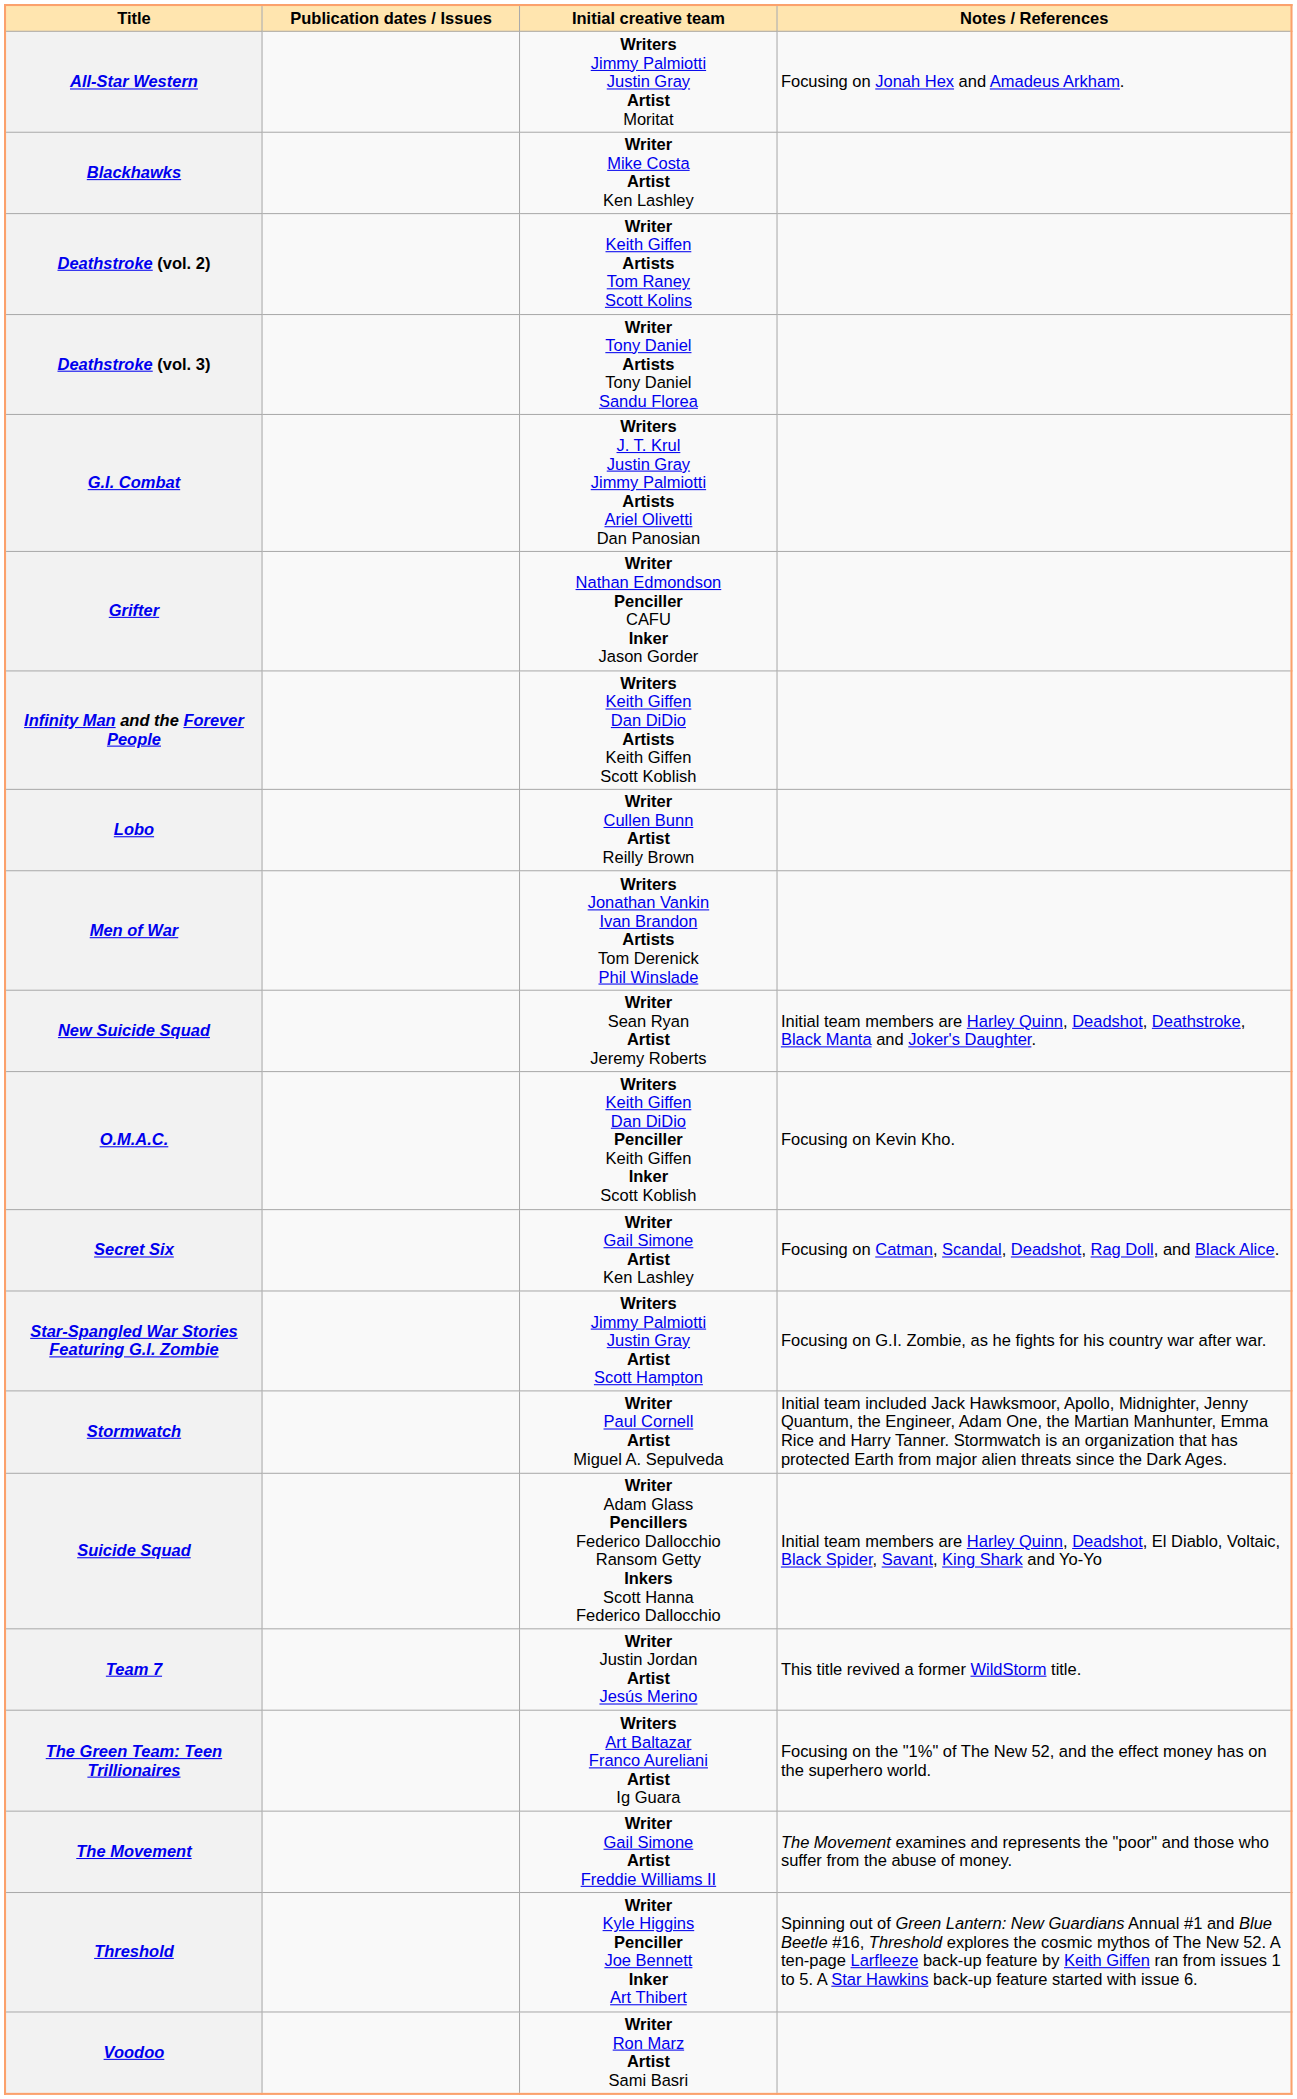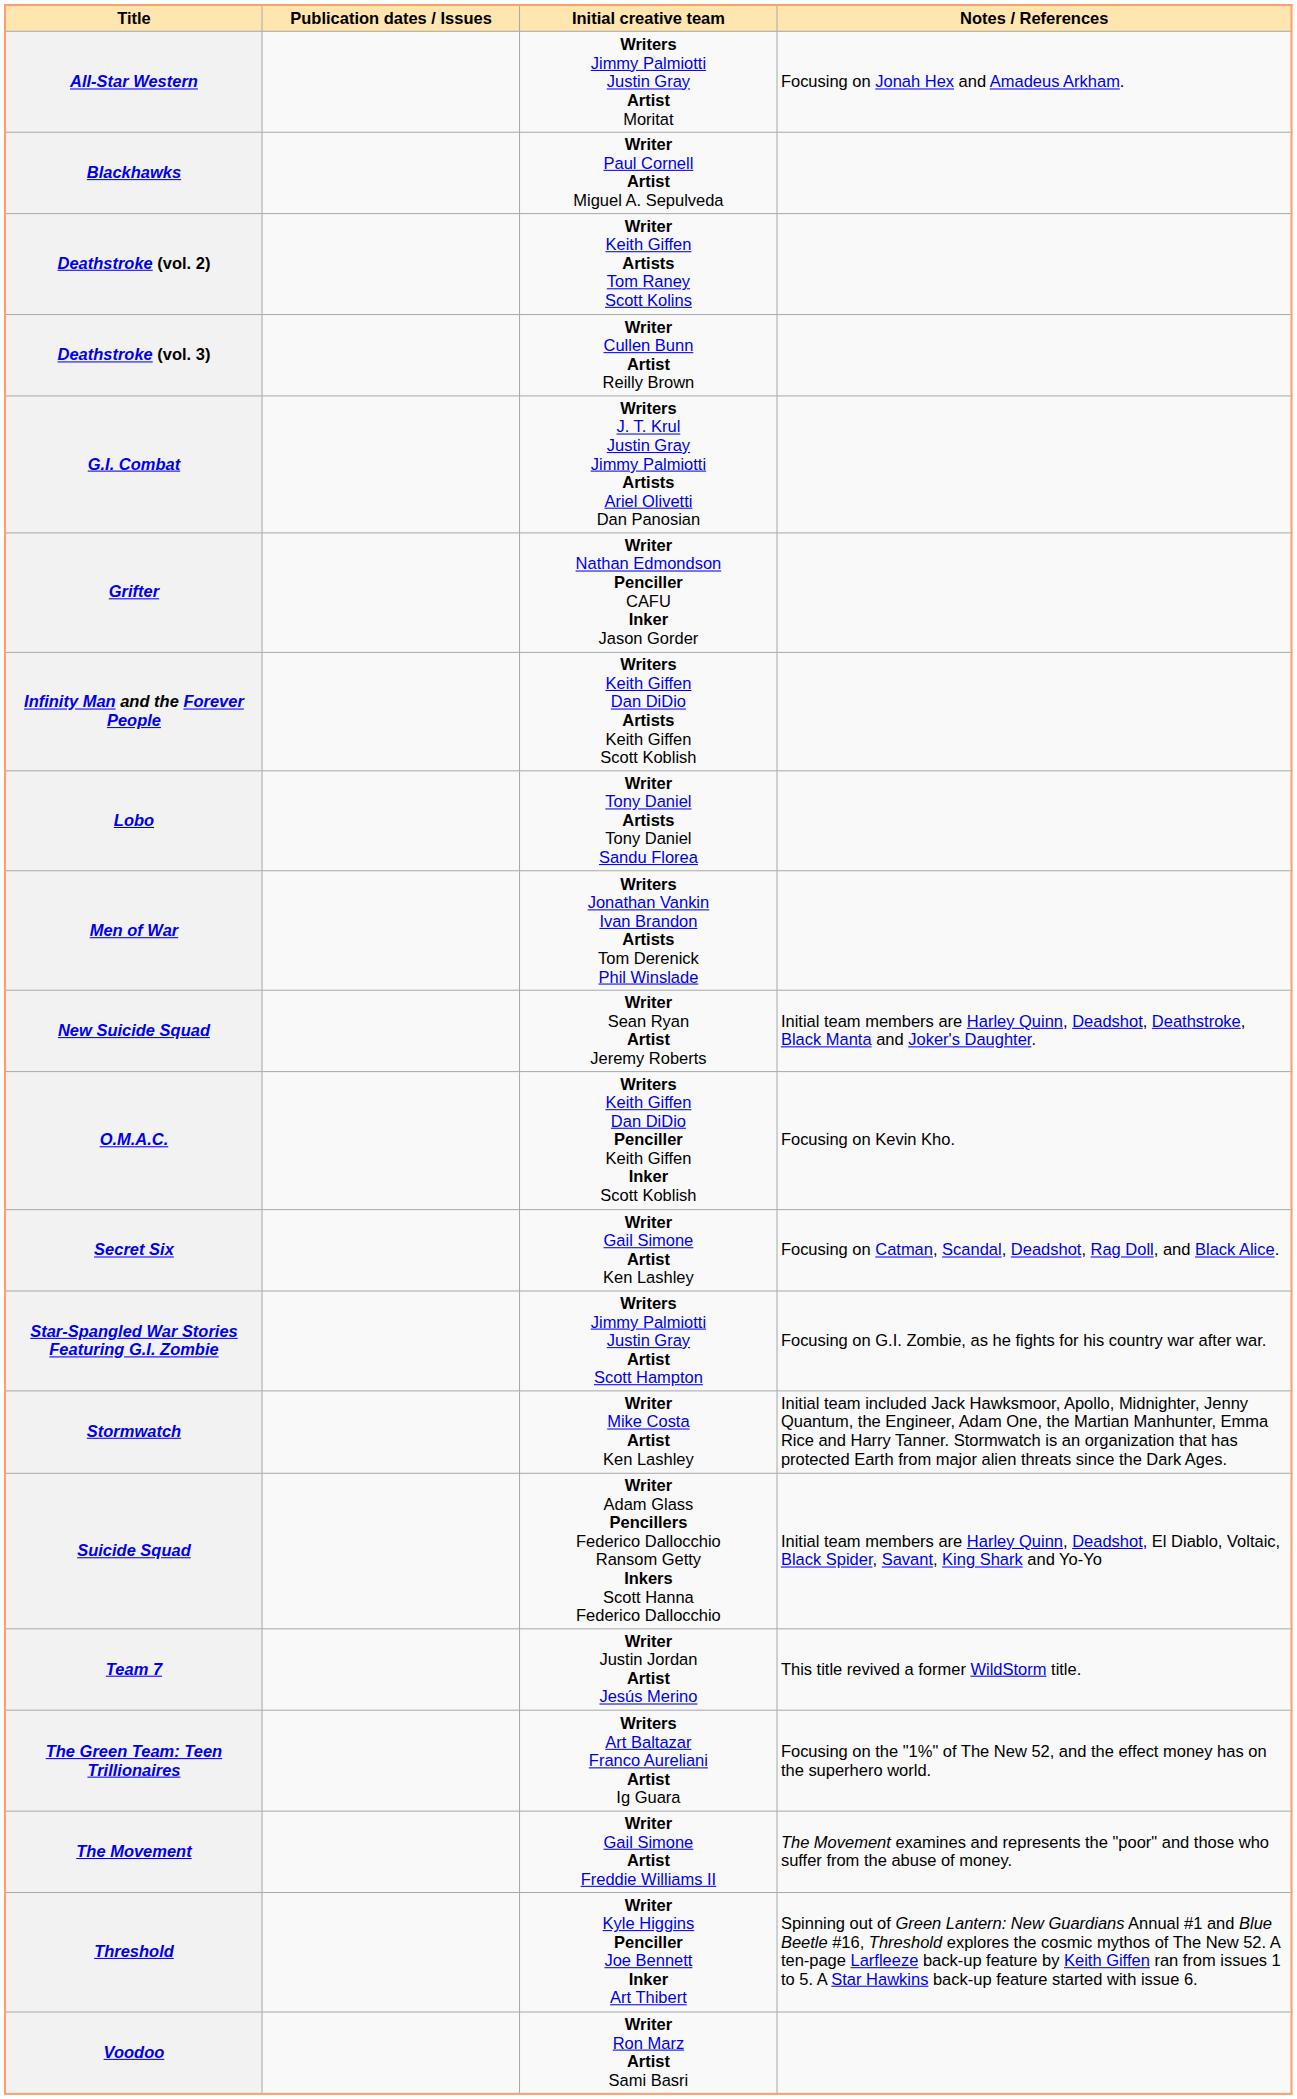(648, 172) Writer Mike Costa Artist Ken Lashley -> (648, 172) Writer Paul Cornell Artist Miguel A. Sepulveda
(648, 364) Writer Tony Daniel Artists Tony Daniel Sandu Florea -> (648, 354) Writer Cullen Bunn Artist Reilly Brown
(648, 830) Writer Cullen Bunn Artist Reilly Brown -> (648, 820) Writer Tony Daniel Artists Tony Daniel Sandu Florea
(648, 1432) Writer Paul Cornell Artist Miguel A. Sepulveda -> (648, 1432) Writer Mike Costa Artist Ken Lashley
